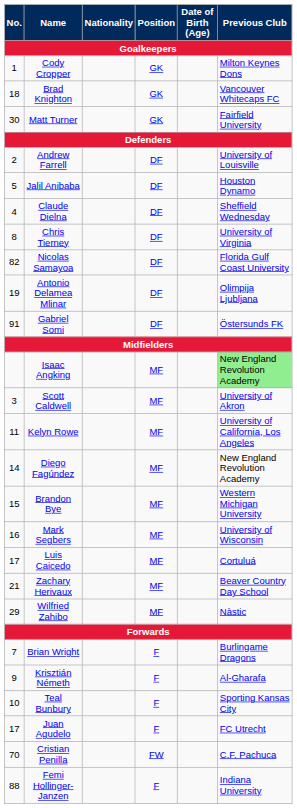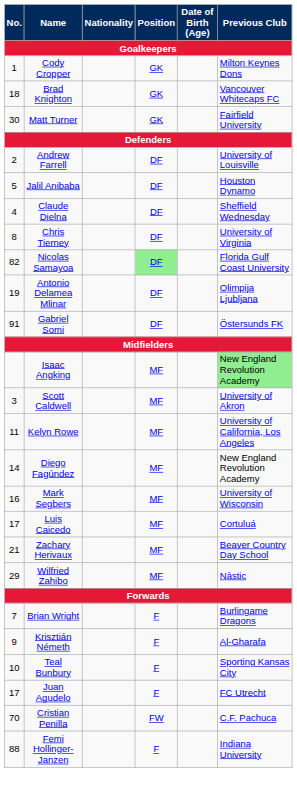(156, 263) no background -> (156, 263) lightgreen background
- row: (53, 504)
